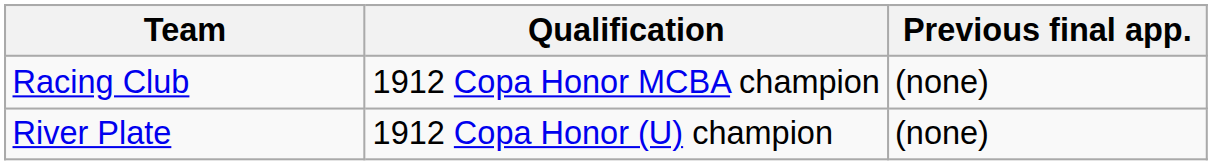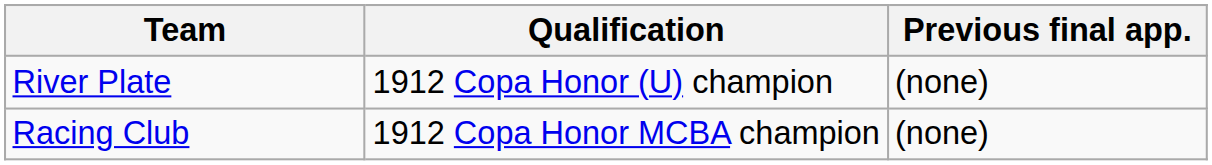rows swapped: (92, 133) <-> (101, 81)
